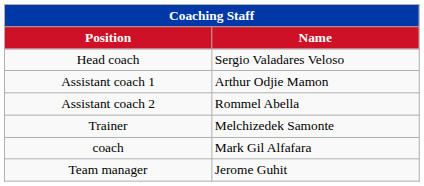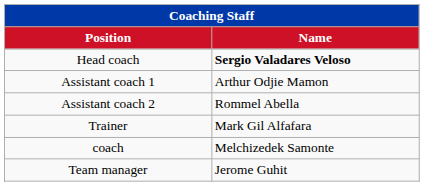(279, 60) normal -> (283, 60) bold
(274, 126) Melchizedek Samonte -> (263, 126) Mark Gil Alfafara
(263, 148) Mark Gil Alfafara -> (274, 148) Melchizedek Samonte
